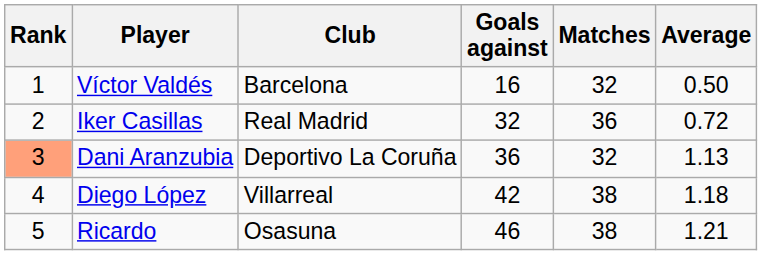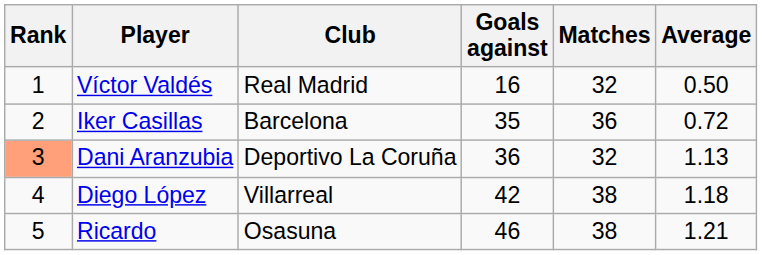(296, 85) Barcelona -> (306, 85) Real Madrid
(306, 121) Real Madrid -> (296, 121) Barcelona
(507, 121) 32 -> (507, 121) 35
